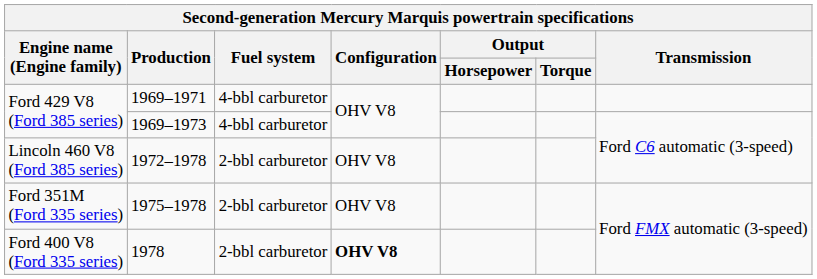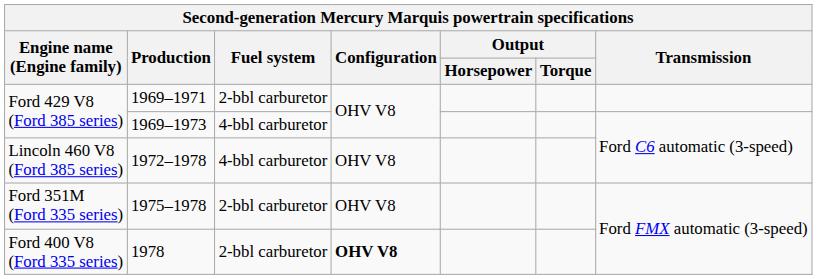(273, 97) 4-bbl carburetor -> (273, 97) 2-bbl carburetor
(273, 160) 2-bbl carburetor -> (273, 160) 4-bbl carburetor
